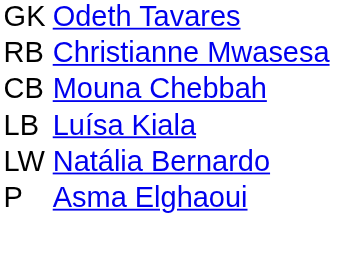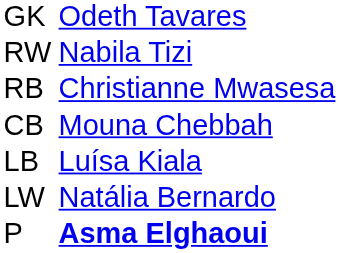+ row: (27, 52)
(150, 197) normal -> (163, 233) bold
